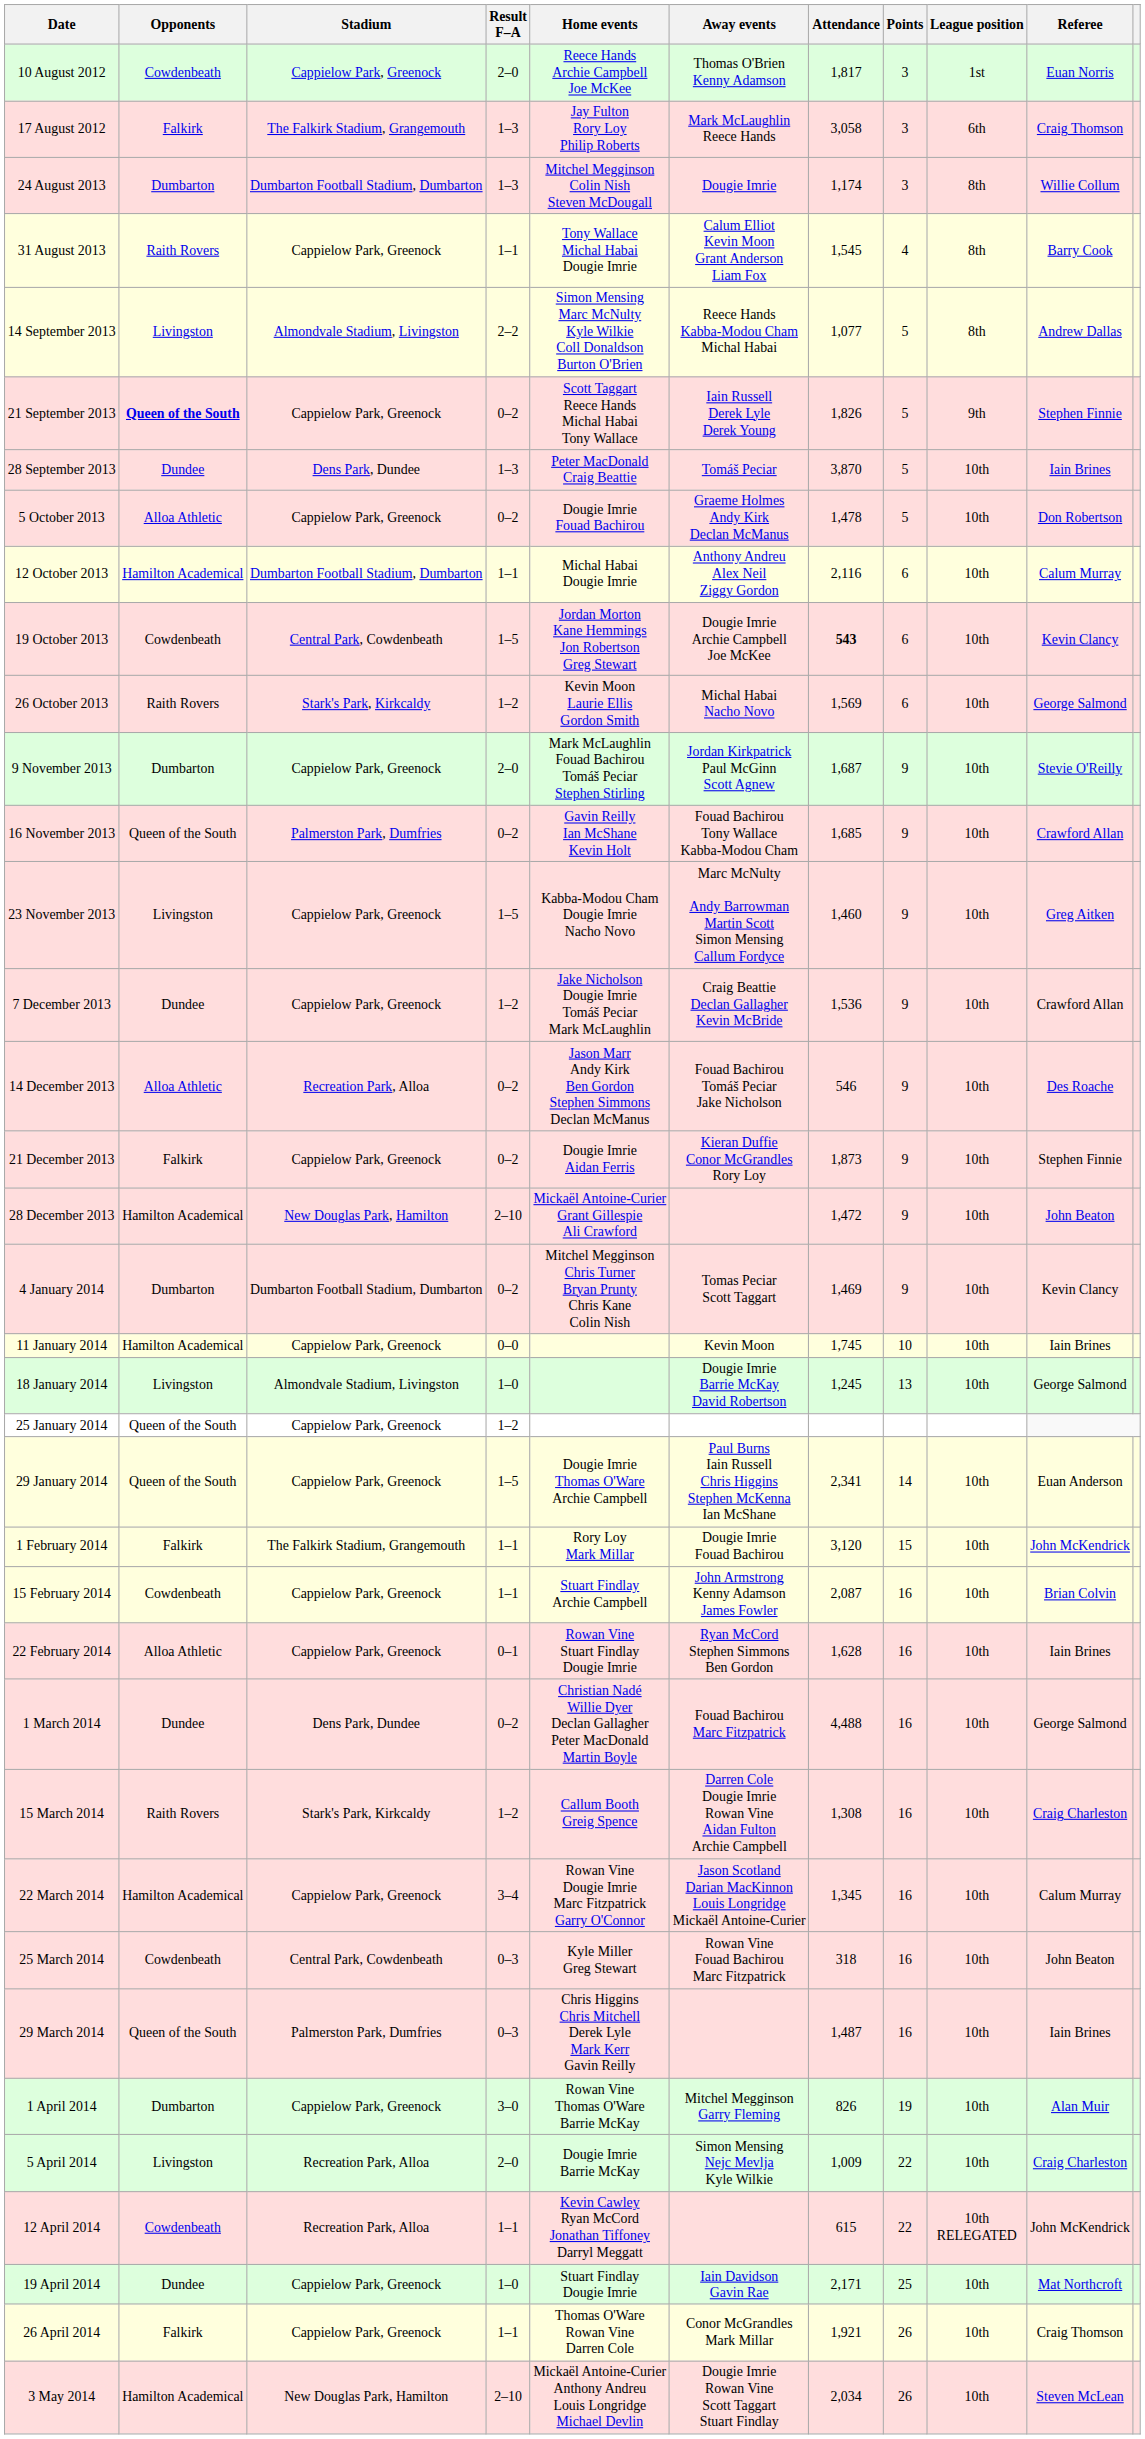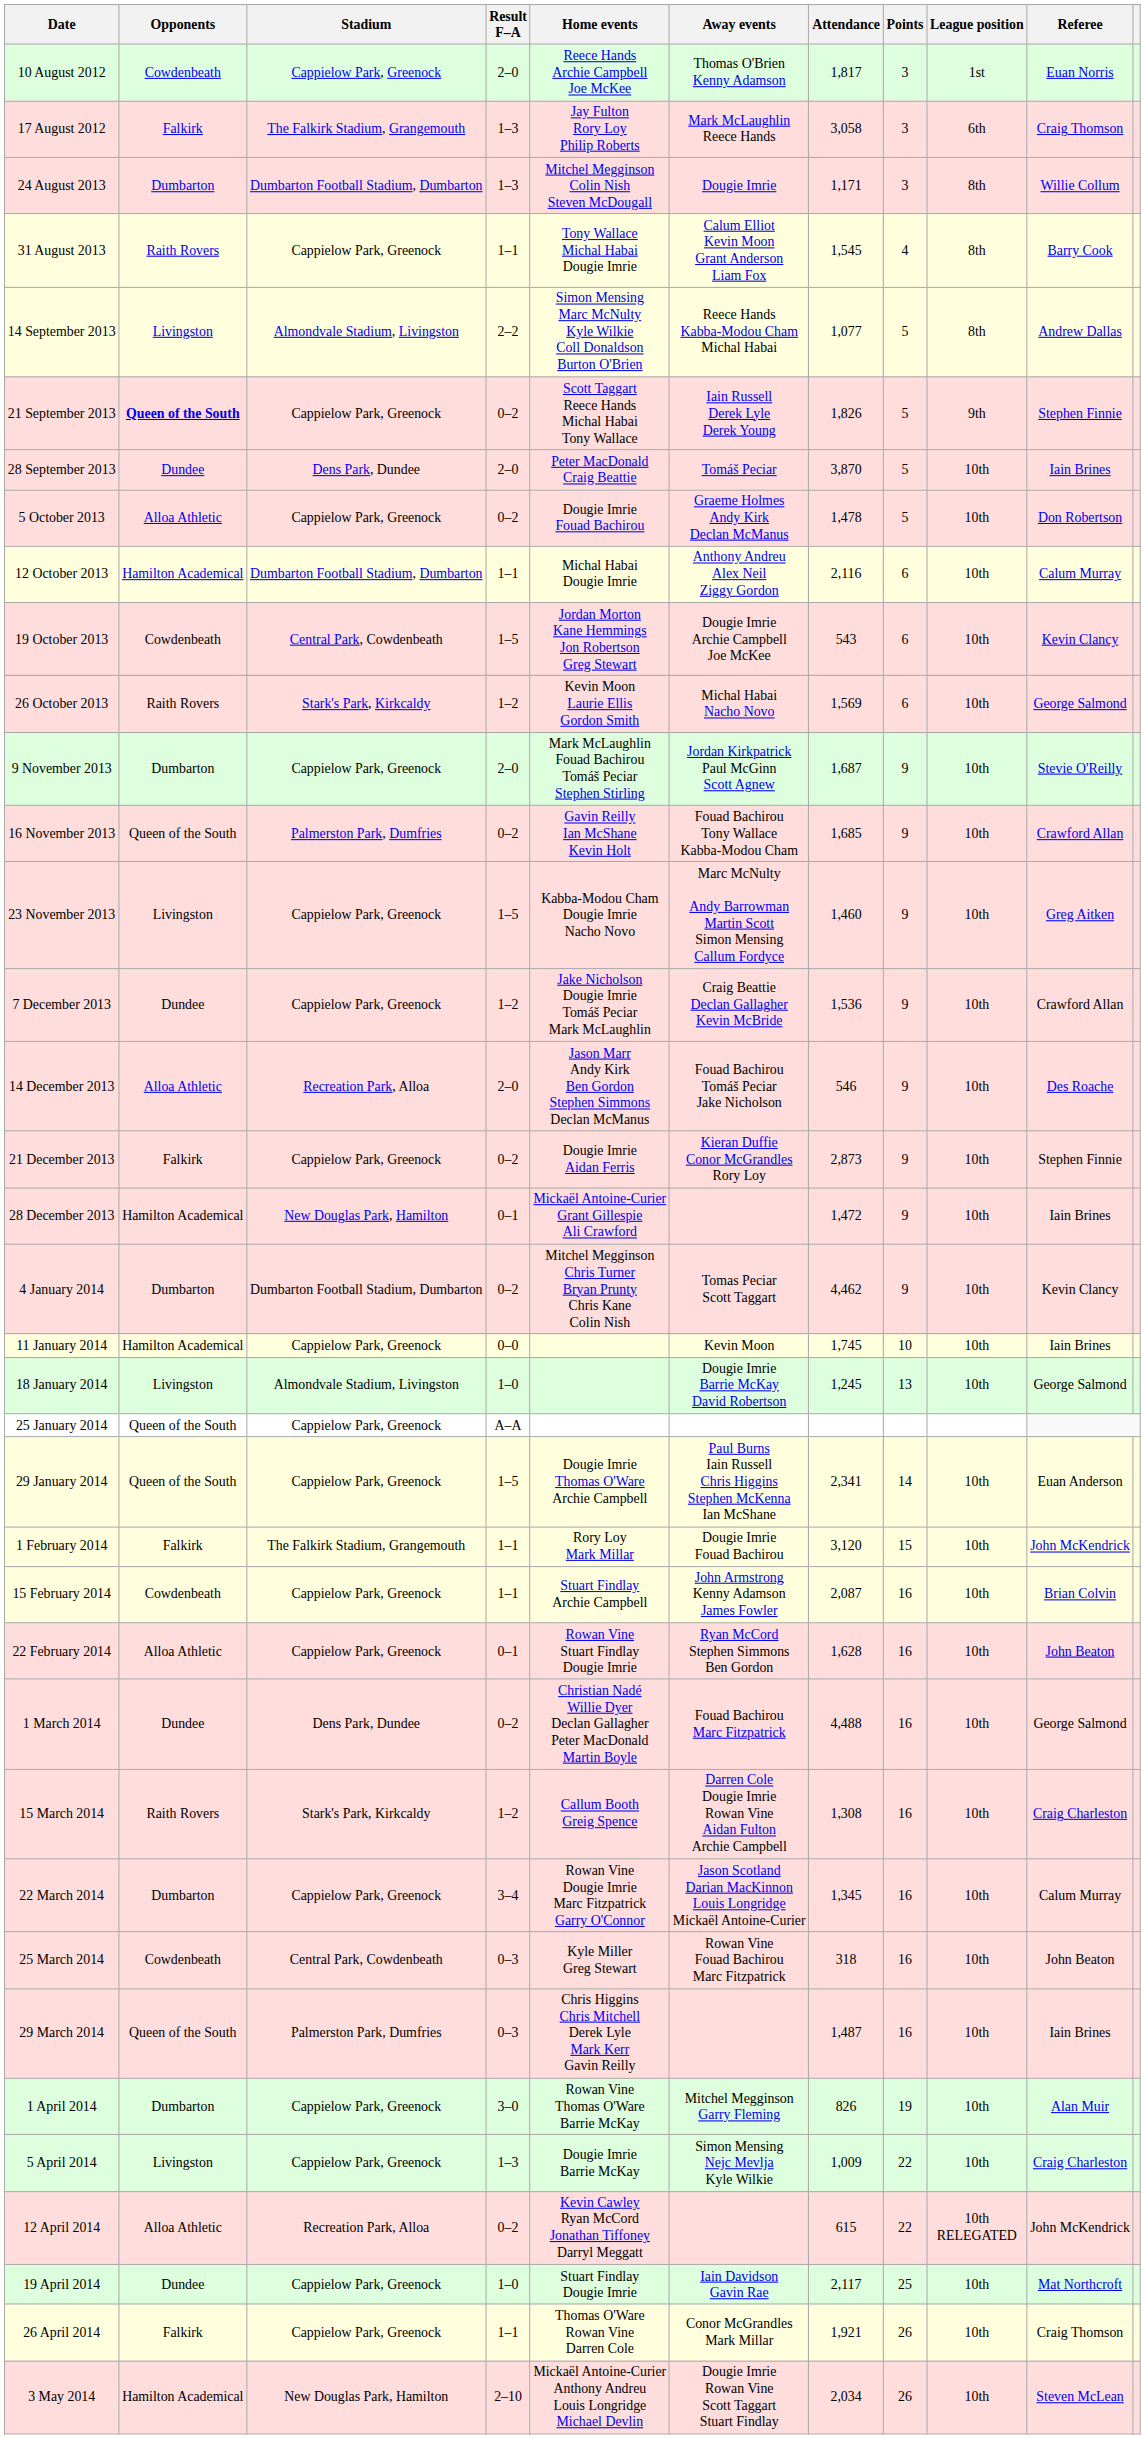(846, 185) 1,174 -> (846, 185) 1,171
(508, 470) 1–3 -> (508, 470) 2–0
(846, 639) bold -> (846, 639) normal
(508, 1086) 0–2 -> (508, 1086) 2–0
(846, 1159) 1,873 -> (846, 1159) 2,873
(508, 1216) 2–10 -> (508, 1216) 0–1
(1080, 1216) John Beaton -> (1080, 1216) Iain Brines
(846, 1289) 1,469 -> (846, 1289) 4,462
(508, 1425) 1–2 -> (508, 1425) A–A
(1080, 1651) Iain Brines -> (1080, 1651) John Beaton
(183, 1895) Hamilton Academical -> (183, 1895) Dumbarton
(366, 2163) Recreation Park, Alloa -> (366, 2163) Cappielow Park, Greenock
(508, 2163) 2–0 -> (508, 2163) 1–3
(183, 2228) Cowdenbeath -> (183, 2228) Alloa Athletic
(508, 2228) 1–1 -> (508, 2228) 0–2
(846, 2284) 2,171 -> (846, 2284) 2,117
